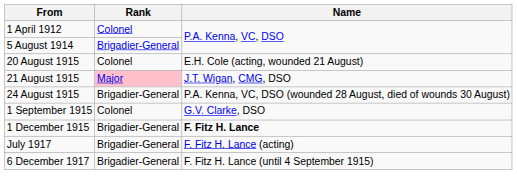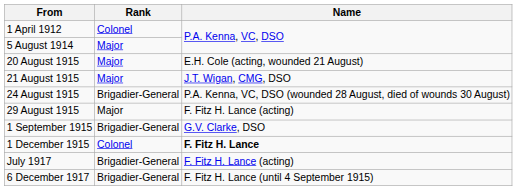(138, 45) Brigadier-General -> (110, 45) Major
(115, 62) Colonel -> (110, 62) Major
(110, 78) pink background -> (110, 78) no background
+ row: (43, 111)
(115, 111) Colonel -> (138, 128) Brigadier-General
(138, 128) Brigadier-General -> (115, 144) Colonel
